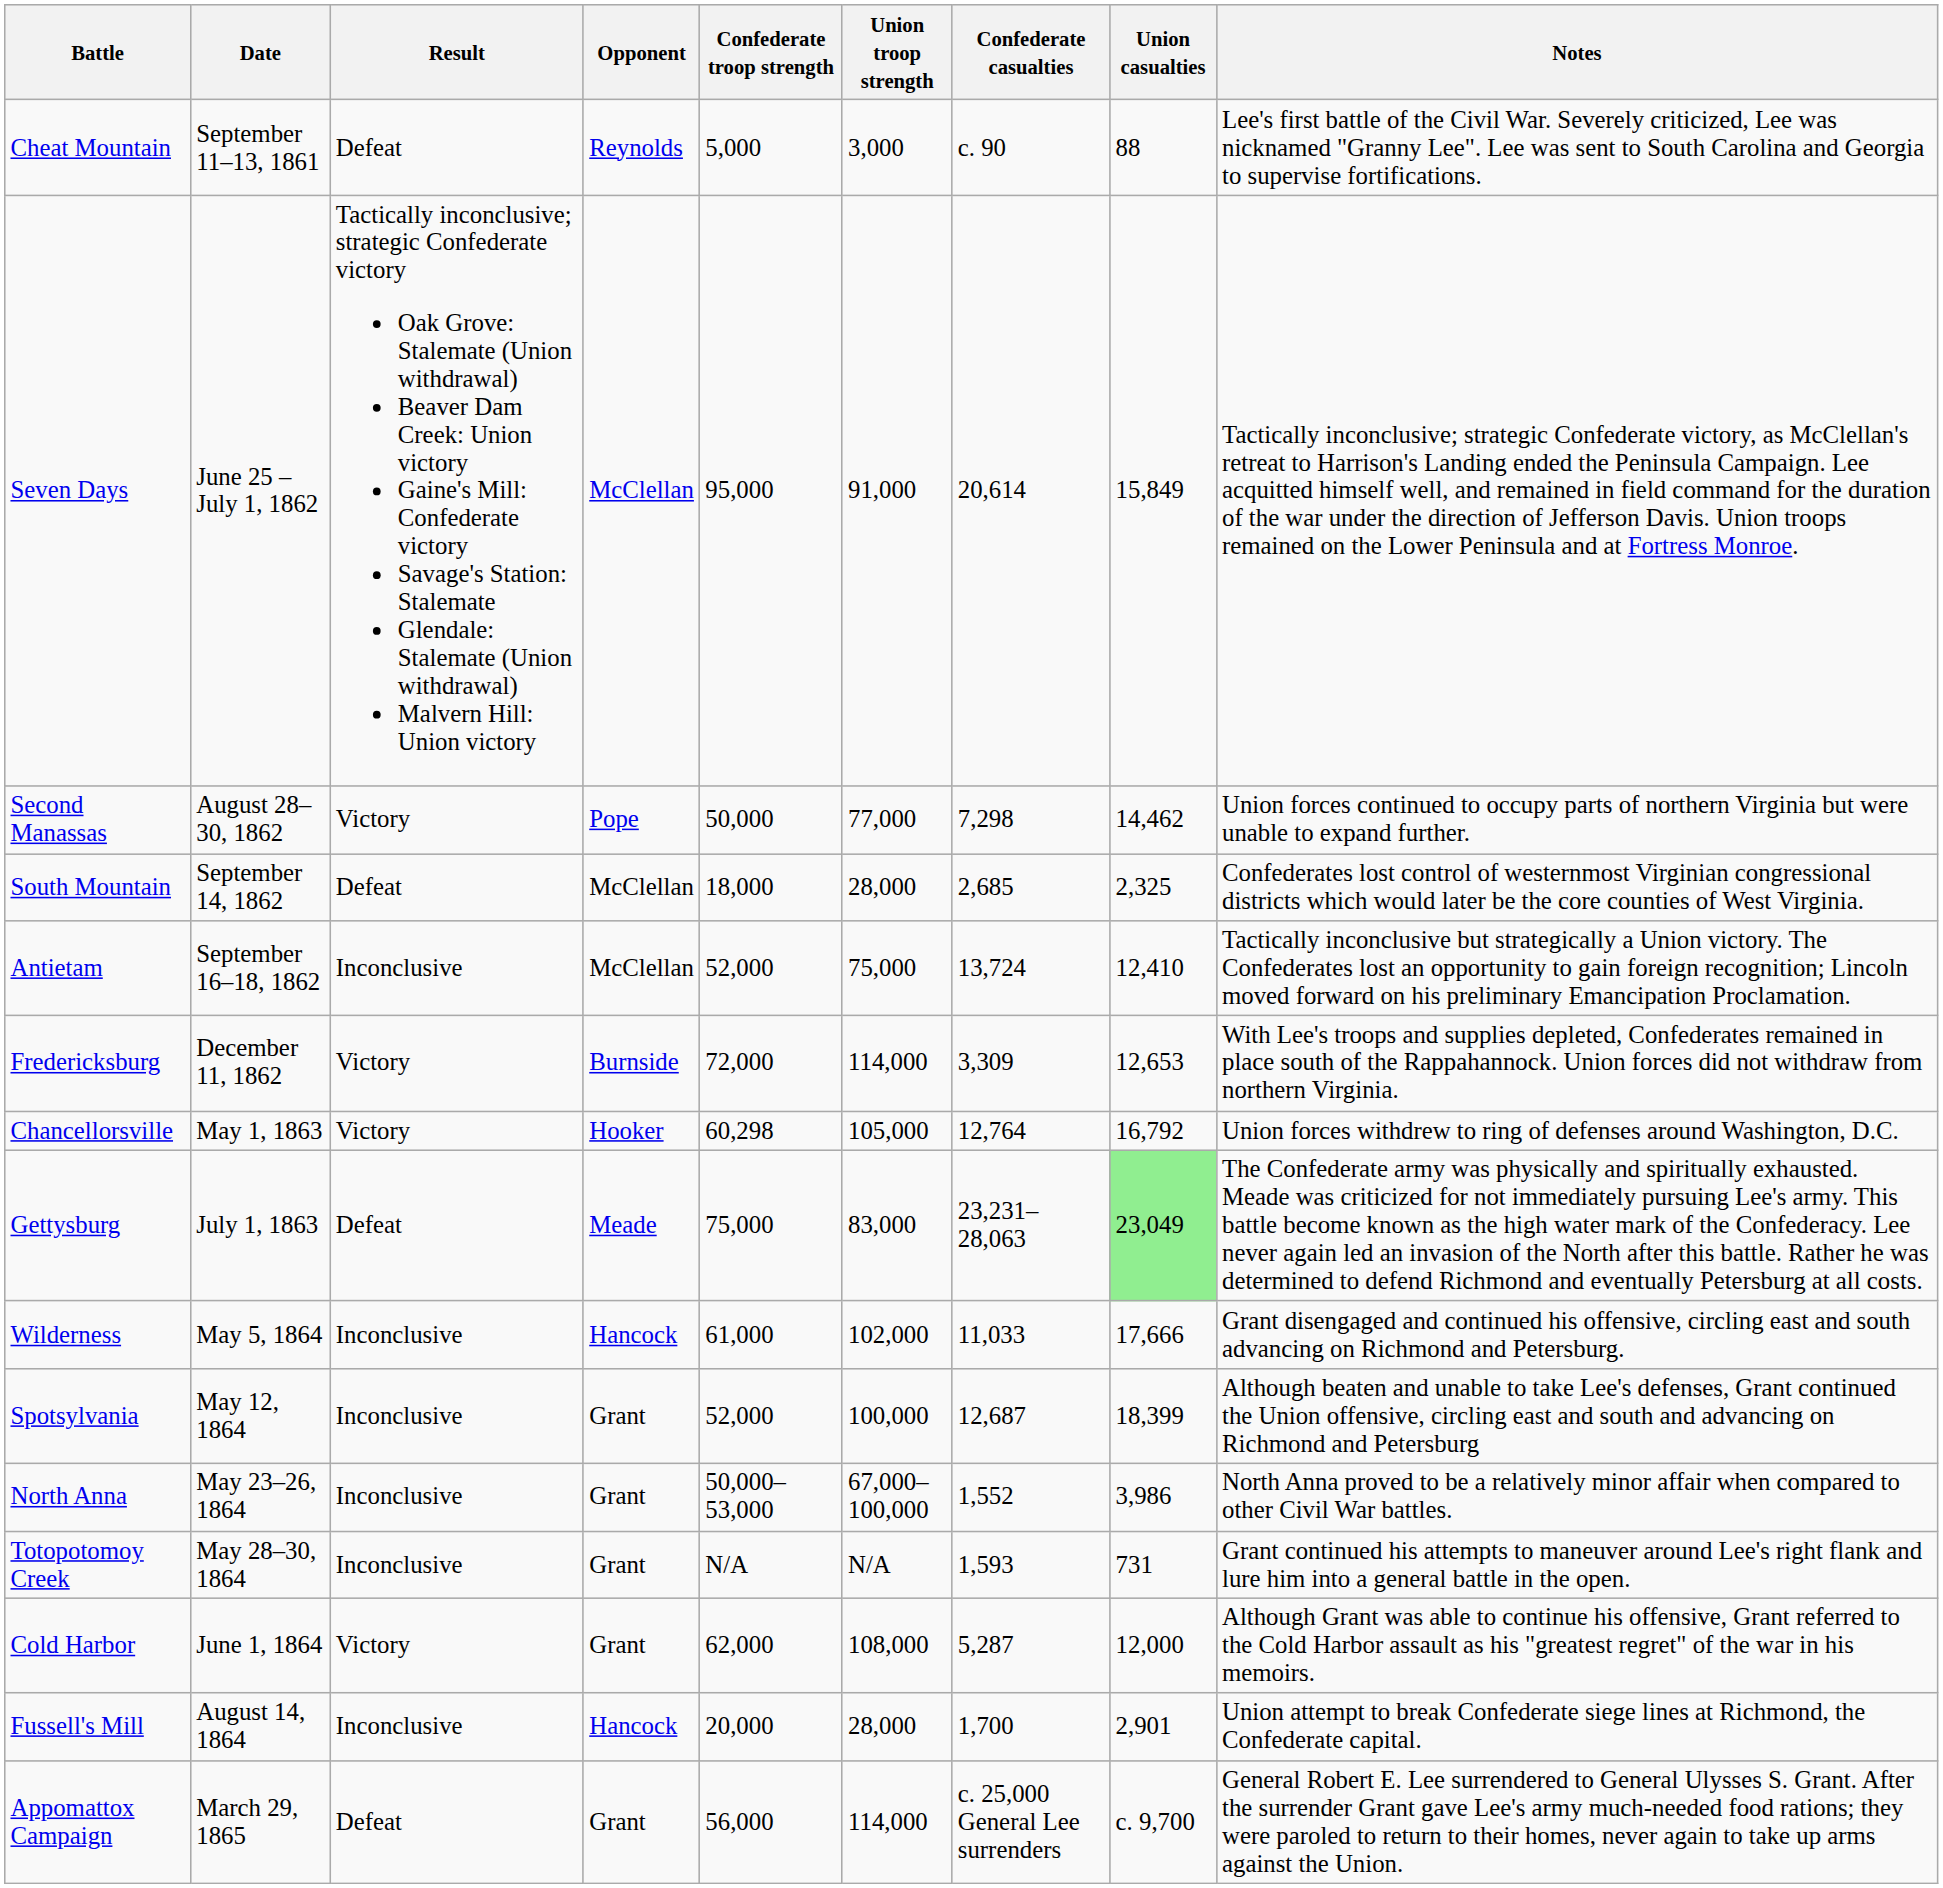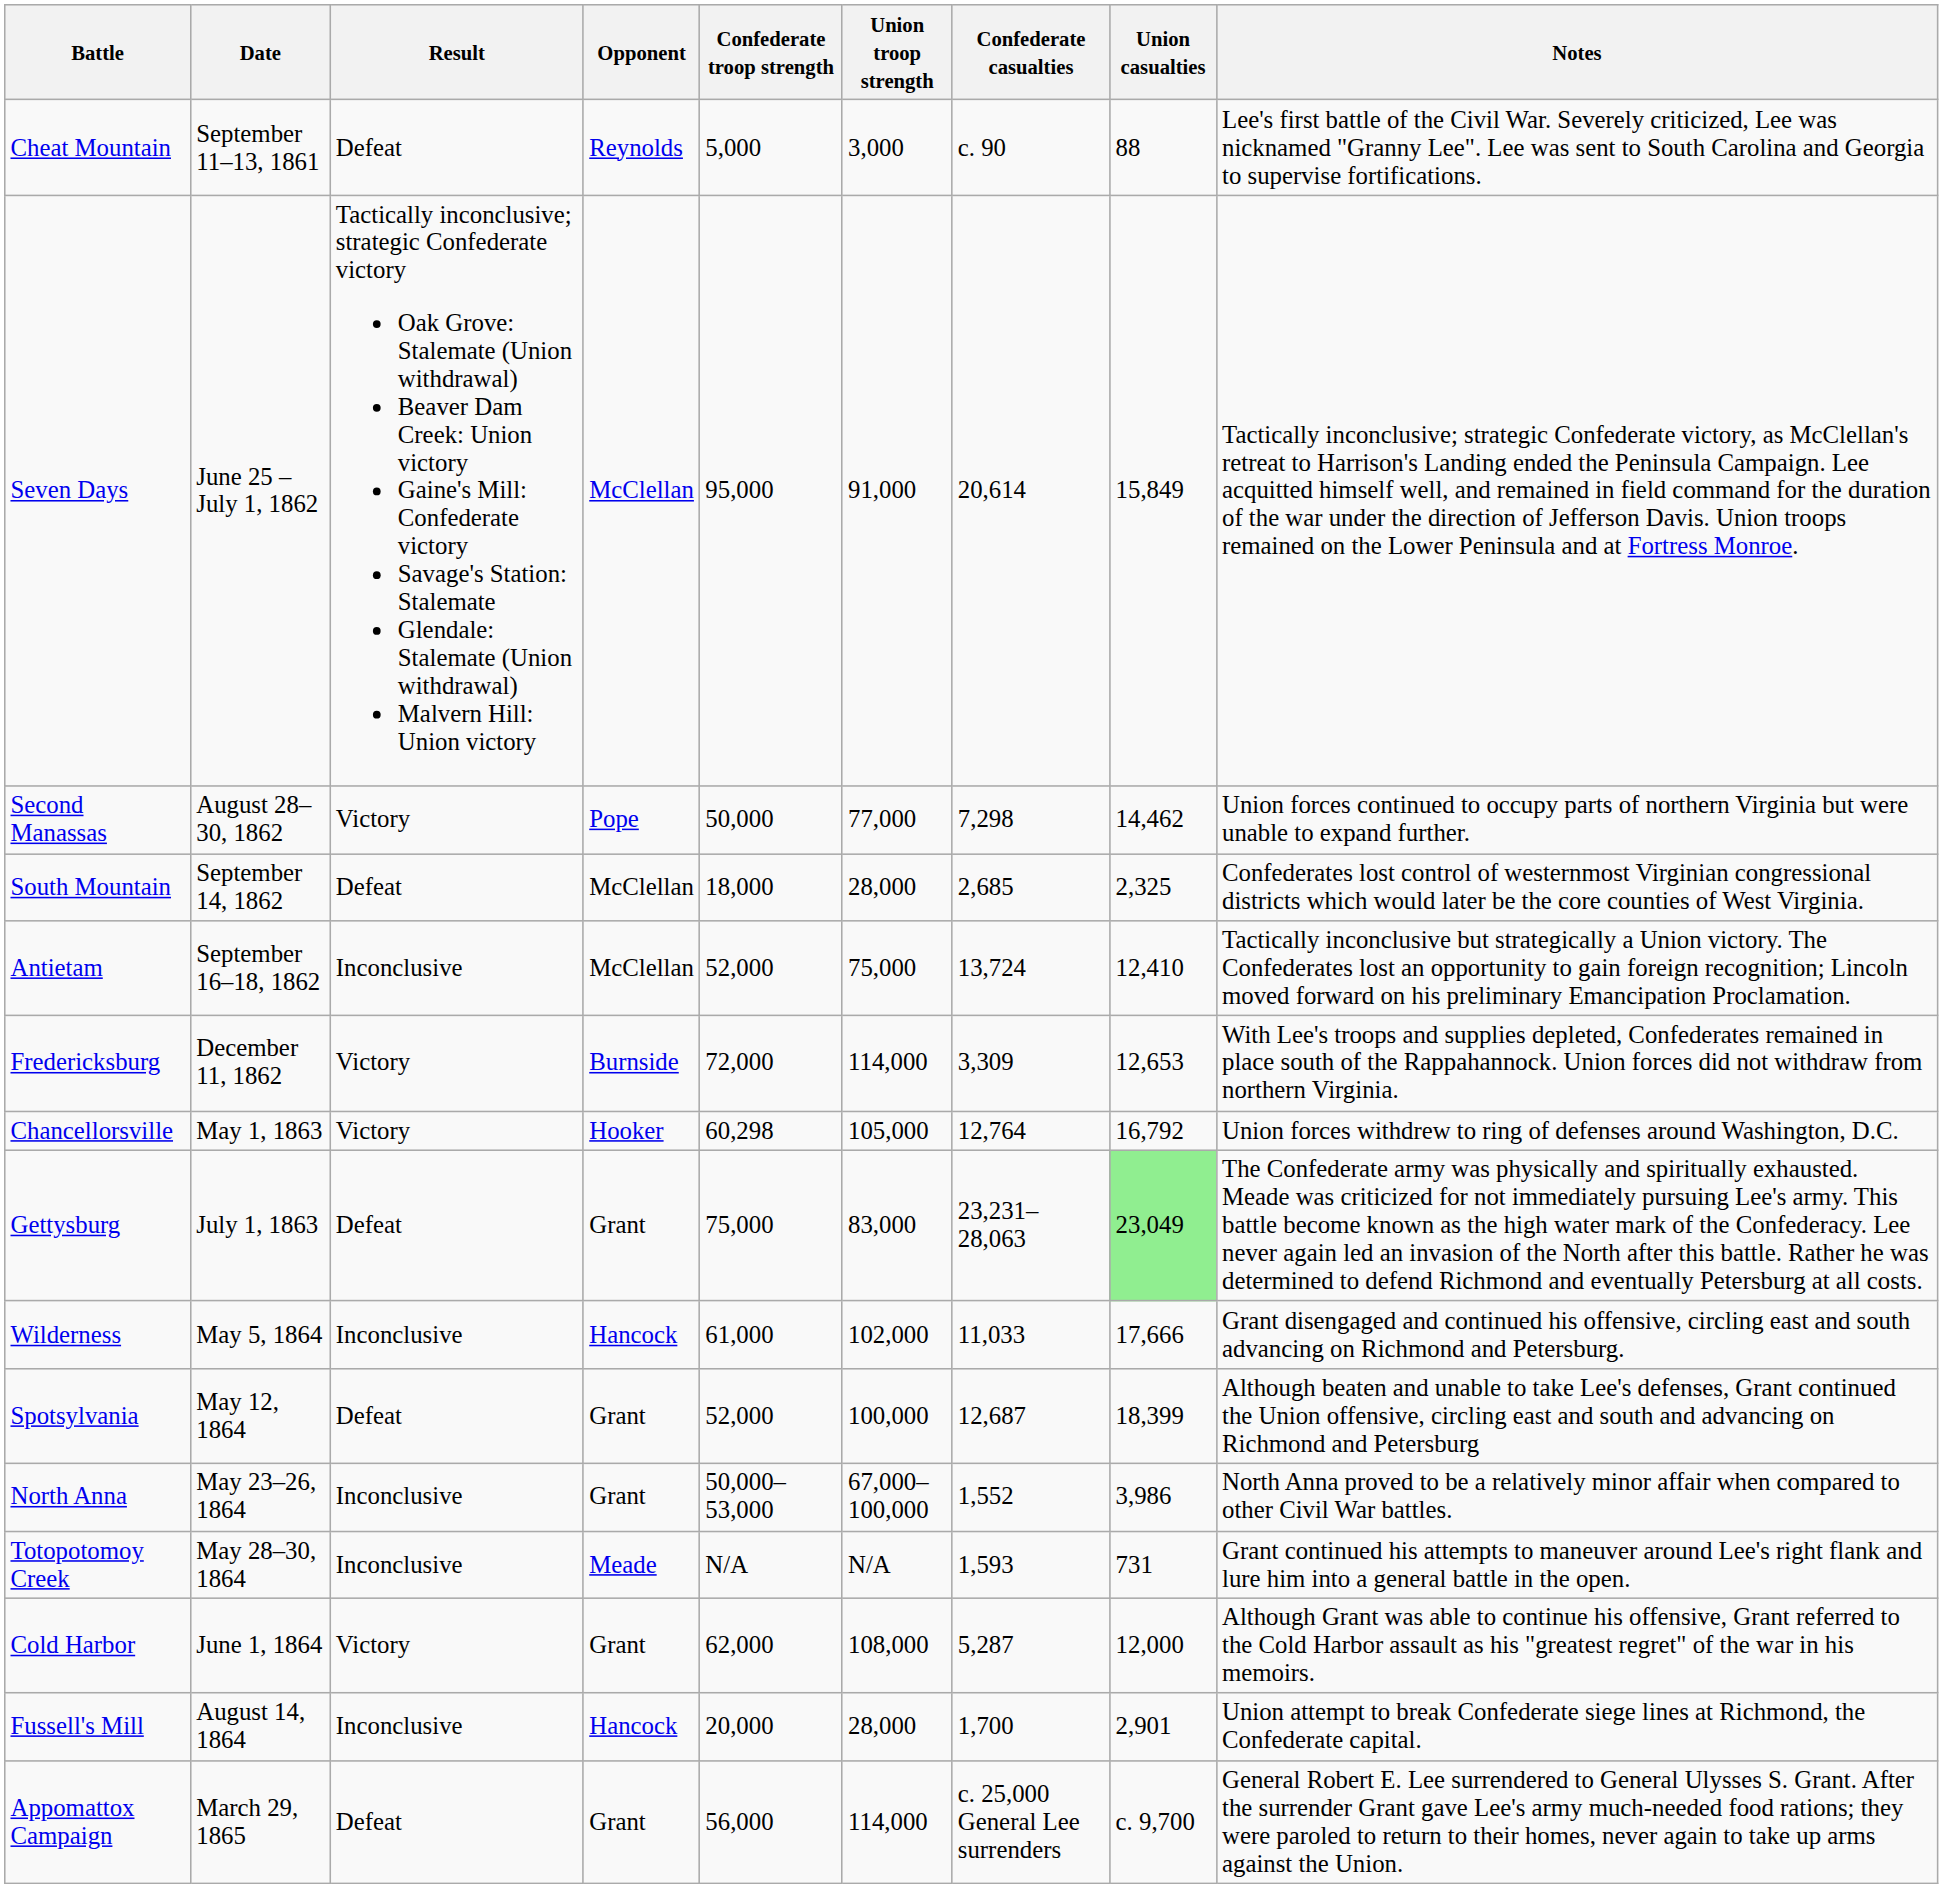(623, 1225) Meade -> (617, 1225) Grant
(399, 1415) Inconclusive -> (369, 1415) Defeat
(617, 1564) Grant -> (623, 1564) Meade
